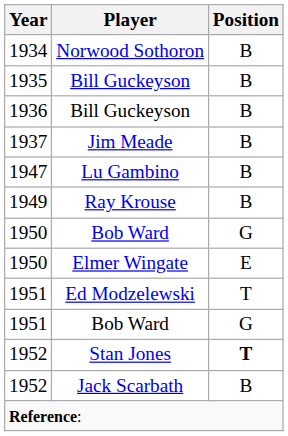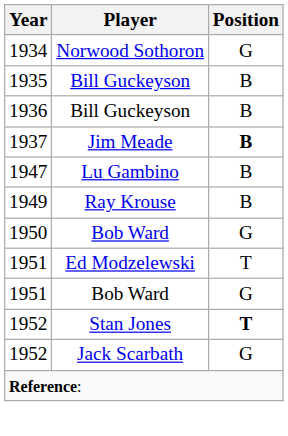(246, 50) B -> (246, 50) G
(246, 141) normal -> (246, 141) bold
- row: (28, 263)
(246, 385) B -> (246, 354) G
